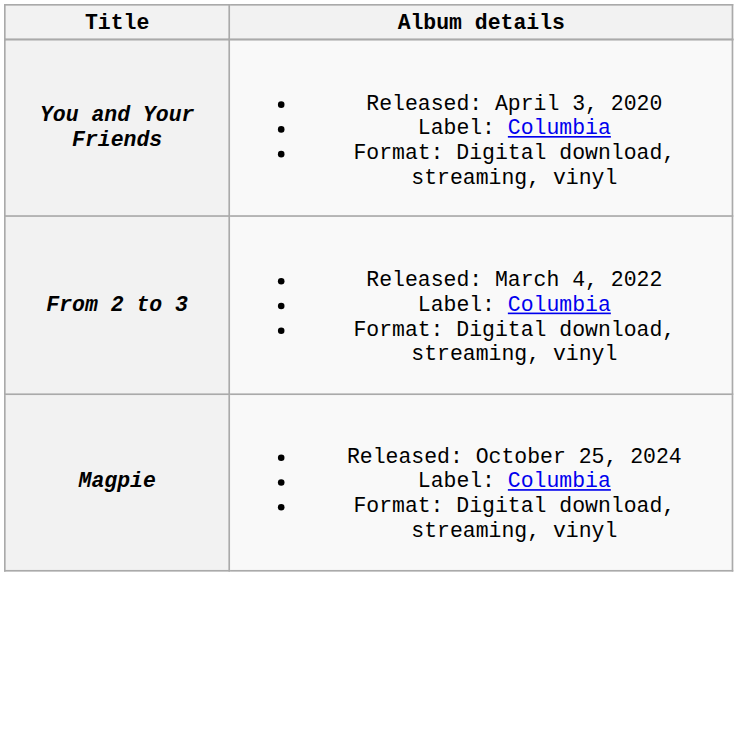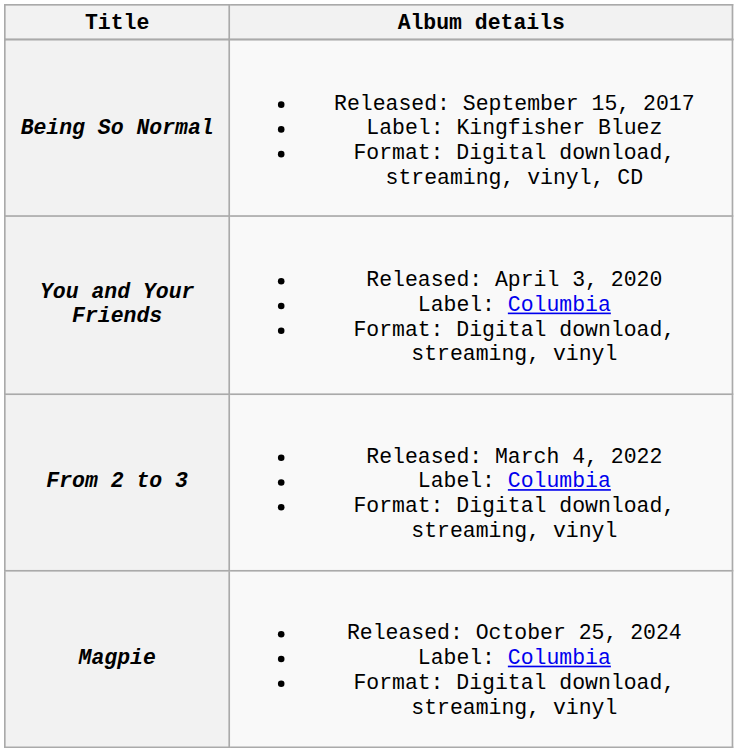+ row: (117, 128)
